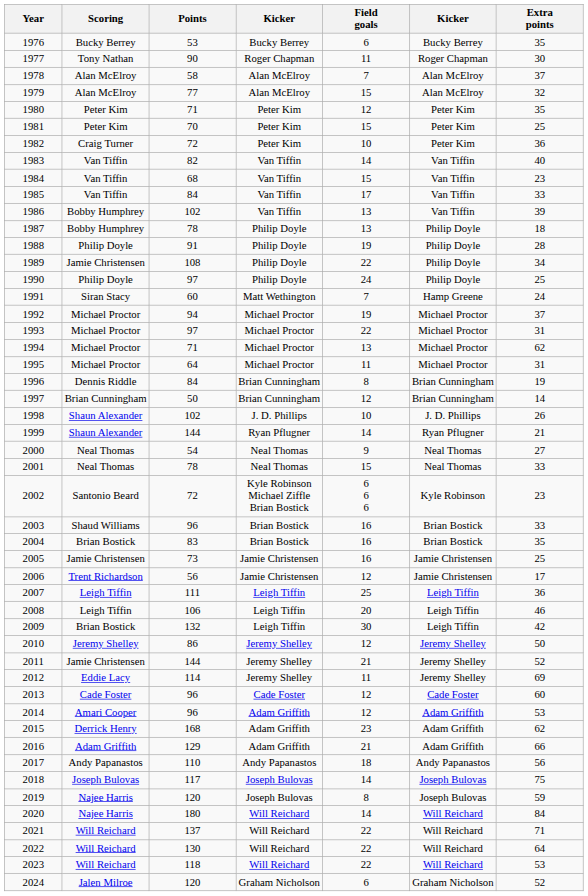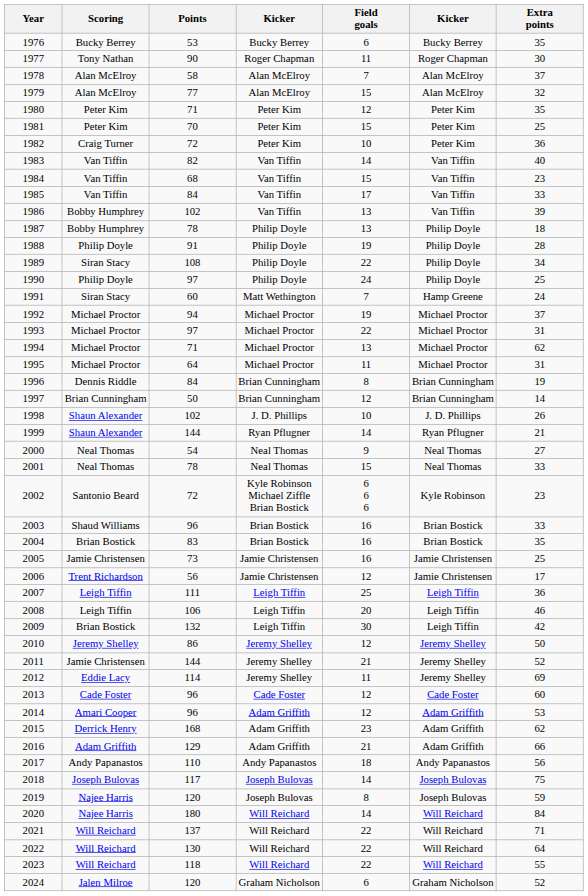(106, 263) Jamie Christensen -> (106, 263) Siran Stacy
(540, 865) 53 -> (540, 865) 55
